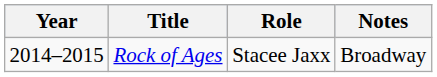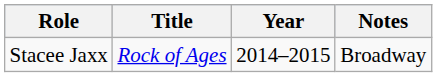columns swapped: (57, 21) <-> (281, 21)
